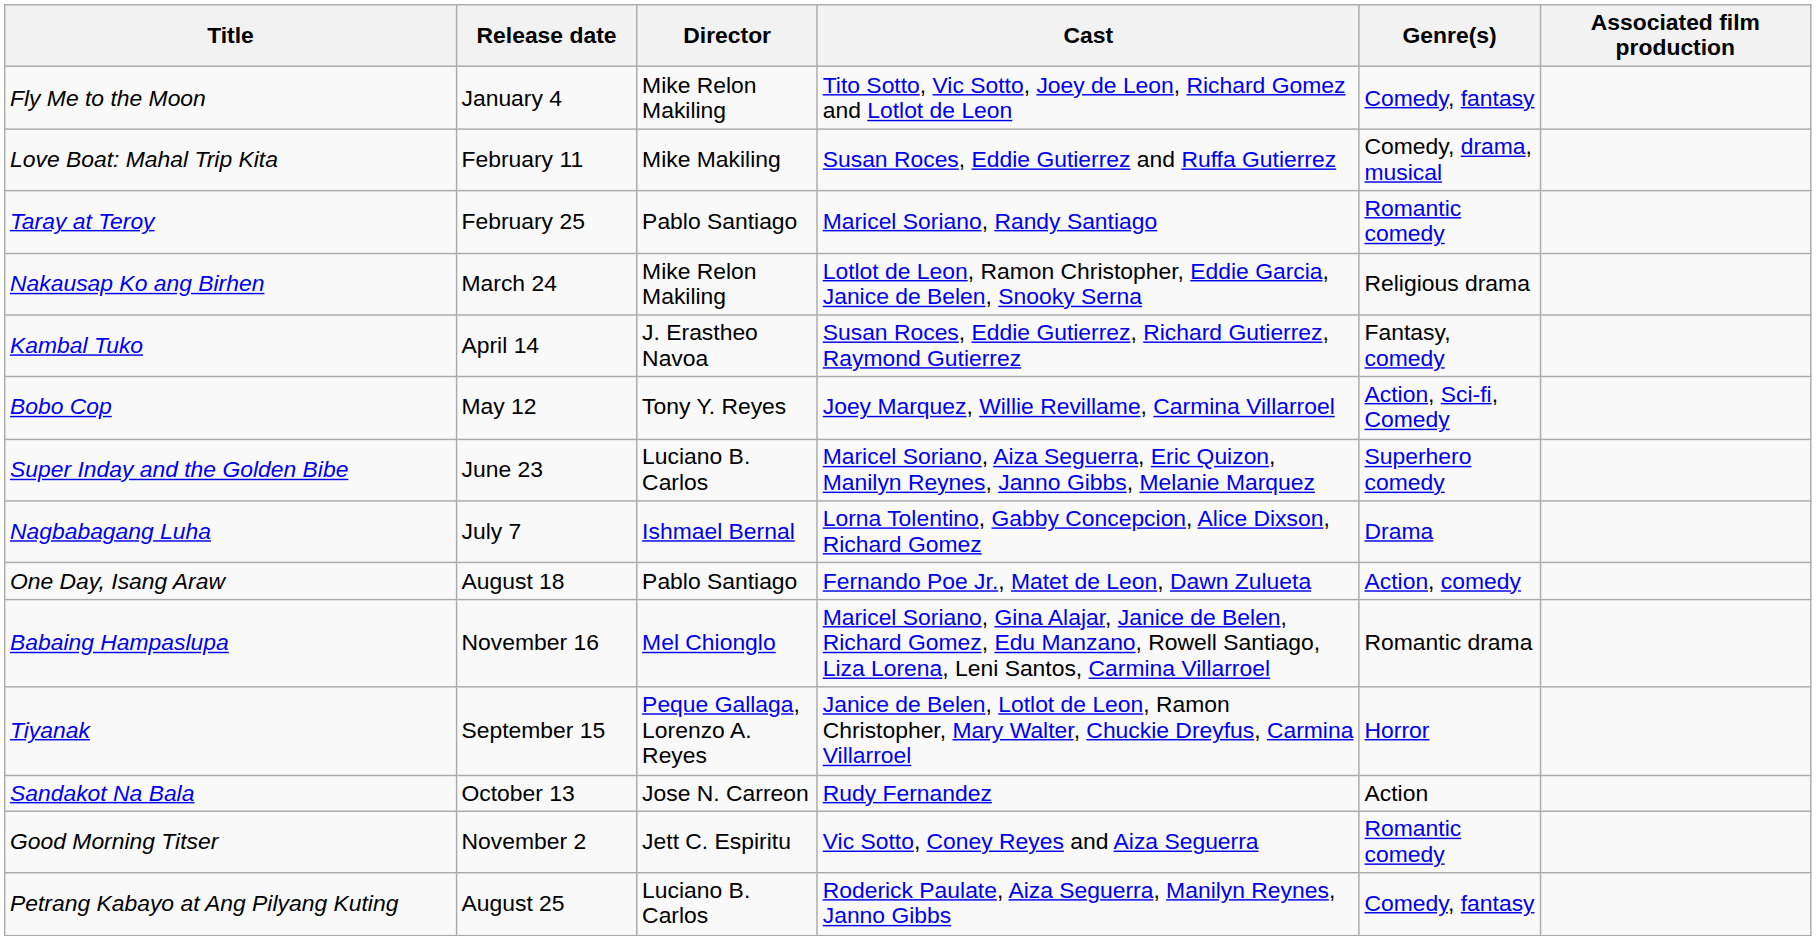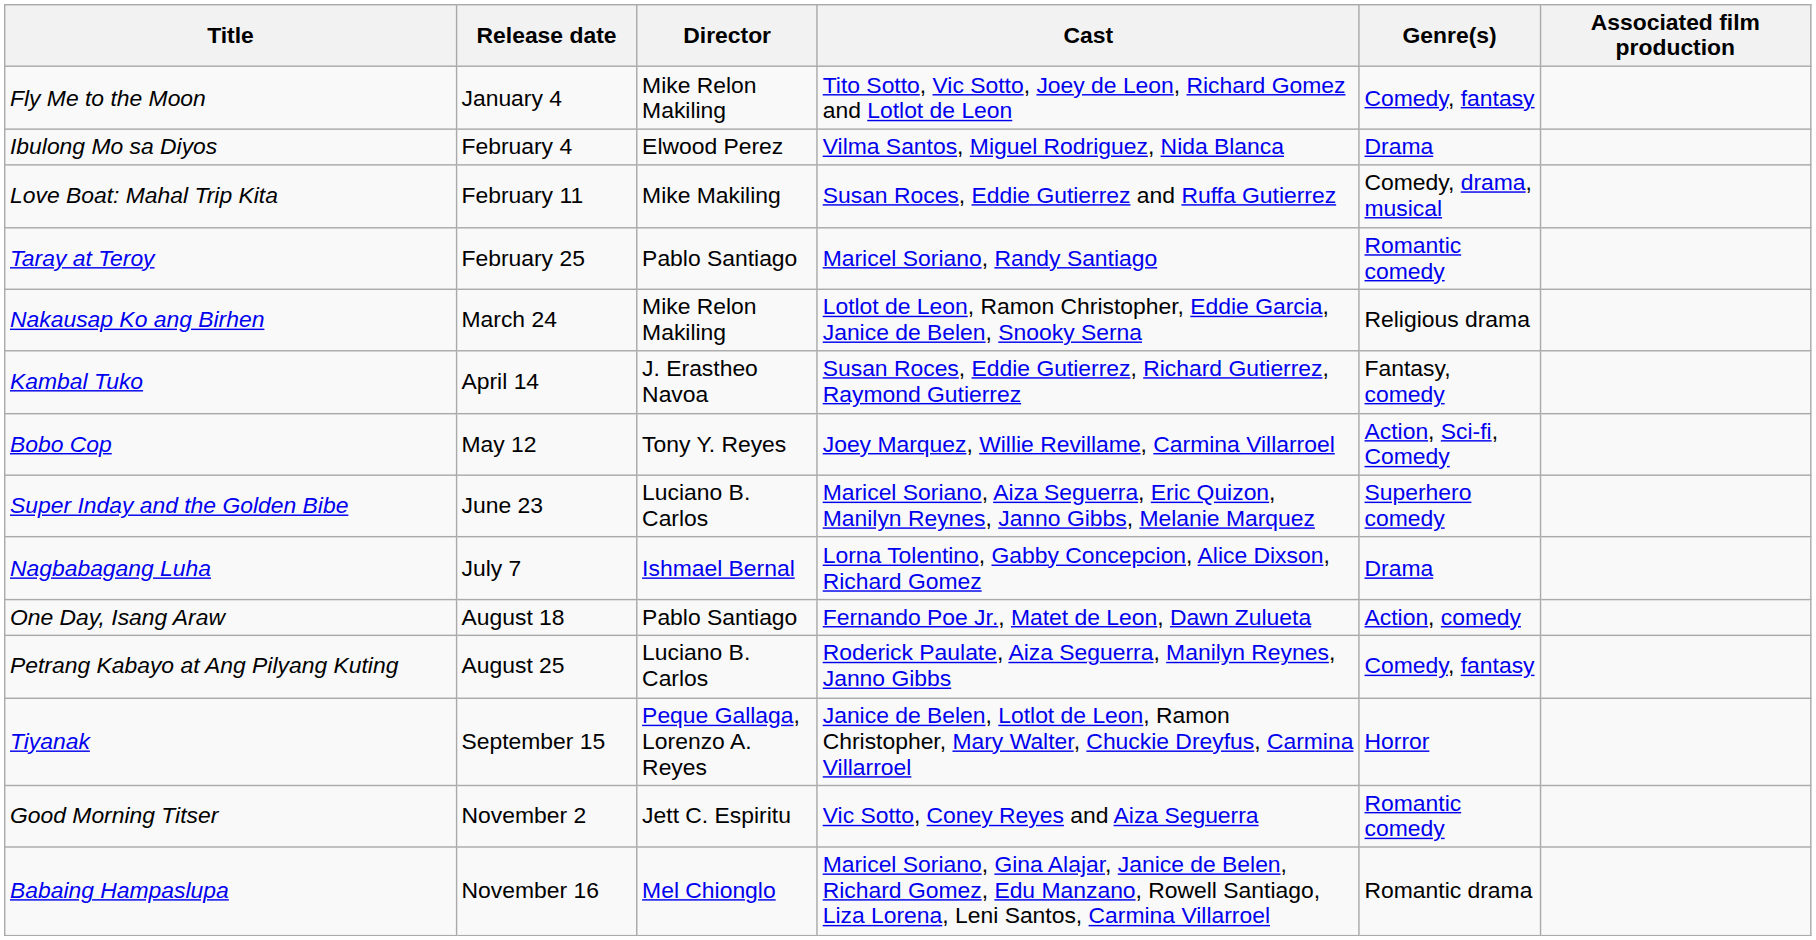+ row: (114, 146)
rows swapped: (204, 903) <-> (119, 642)
- row: (102, 792)
